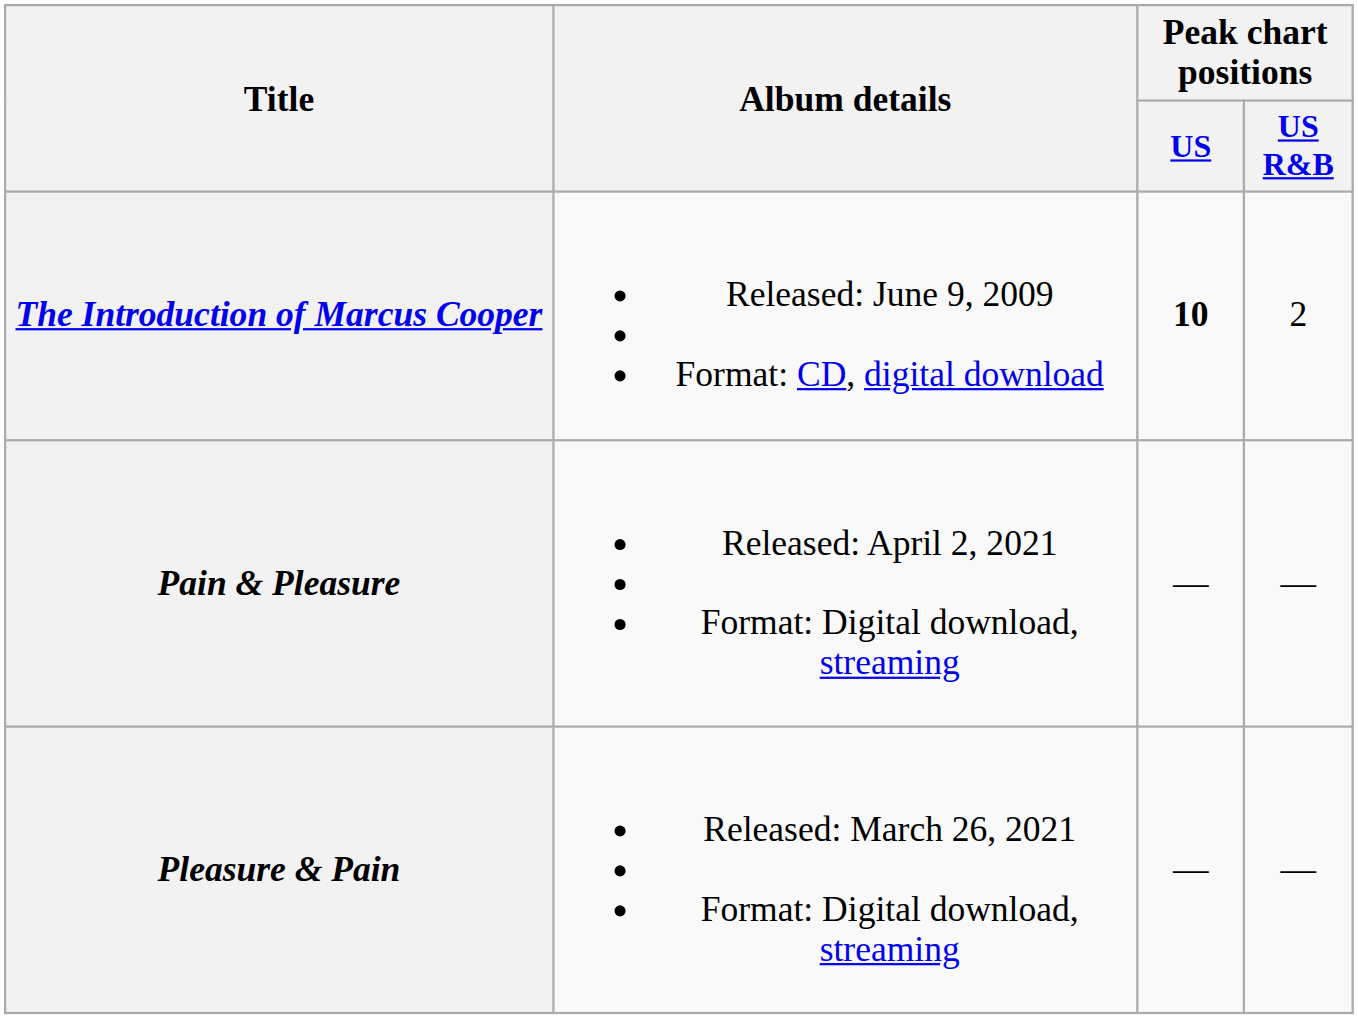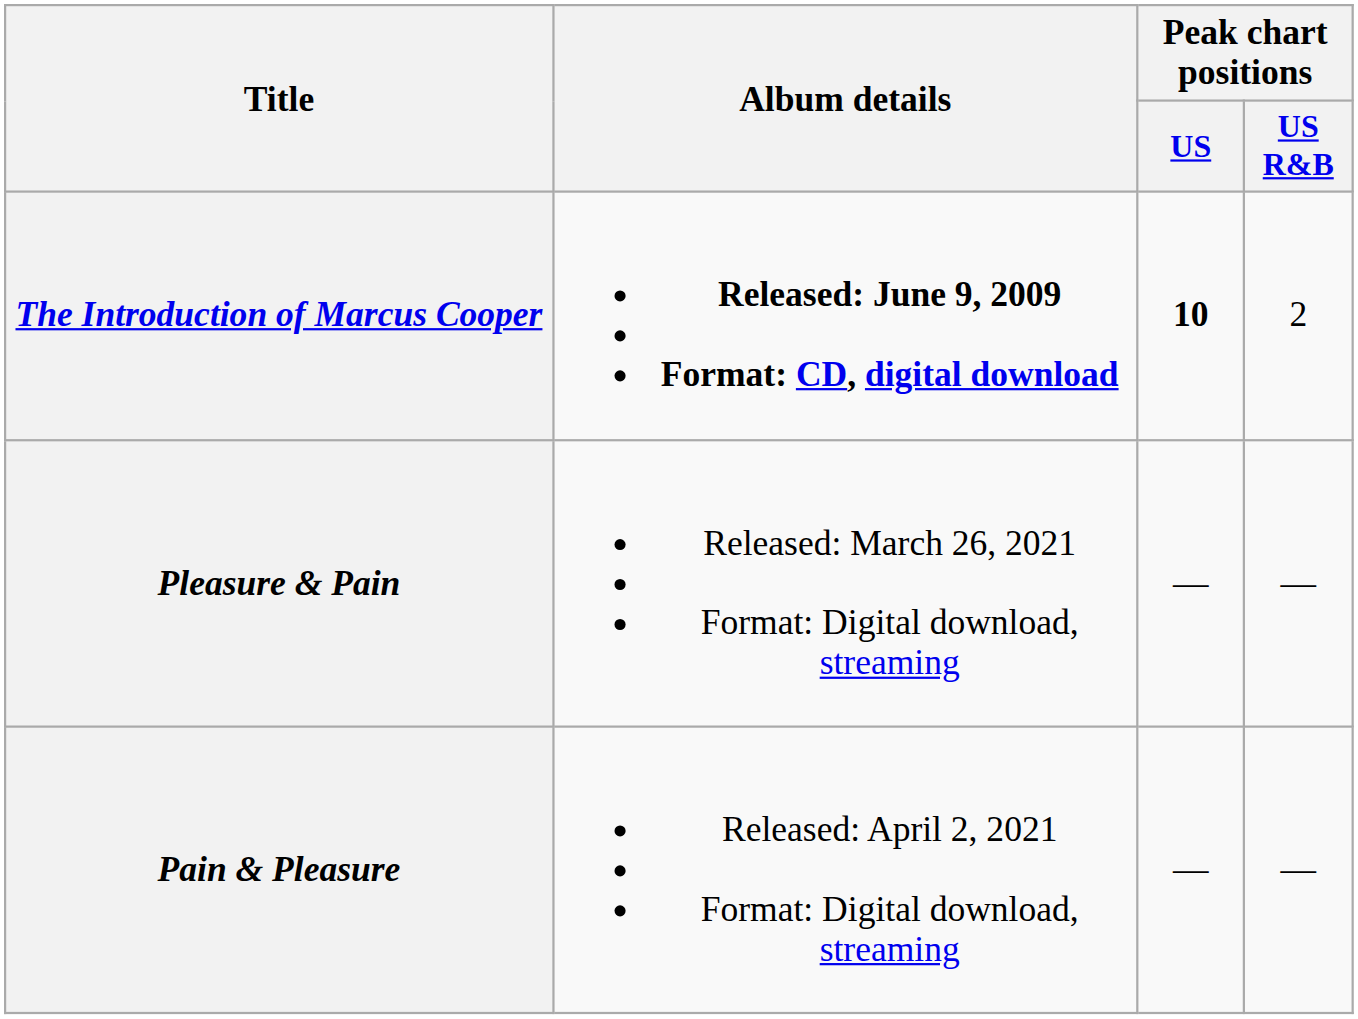(845, 335) normal -> (845, 335) bold
rows swapped: (279, 869) <-> (279, 582)
